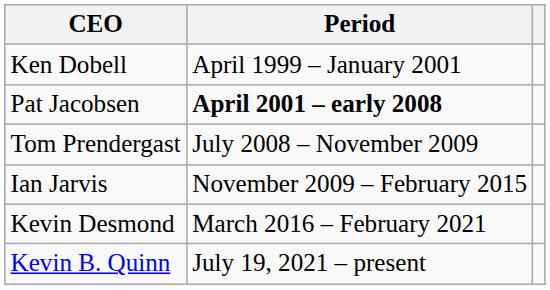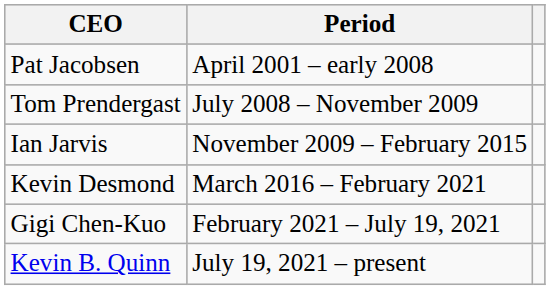- row: (69, 64)
(317, 104) bold -> (313, 64) normal
+ row: (88, 223)
